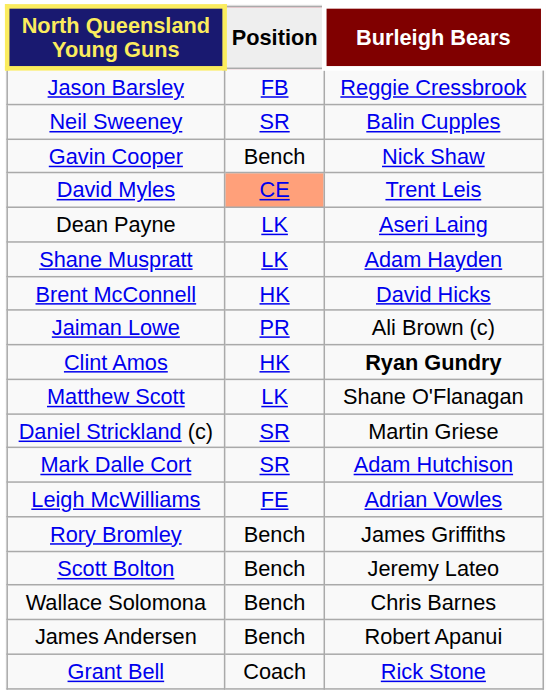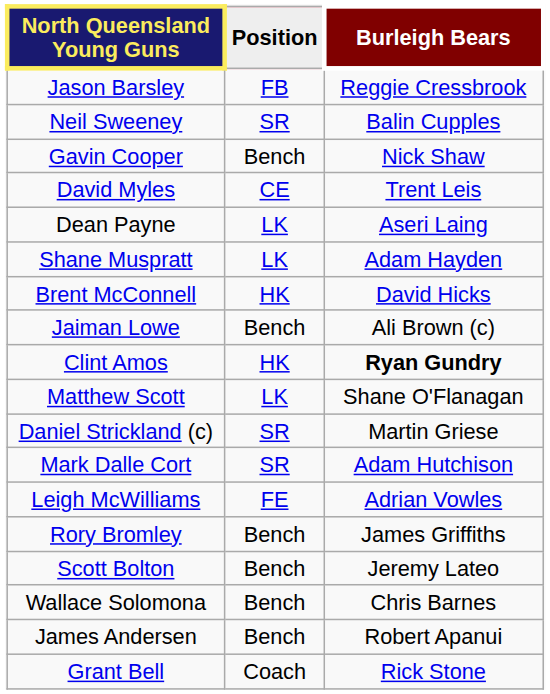(275, 190) lightsalmon background -> (275, 190) no background
(275, 328) PR -> (275, 328) Bench
